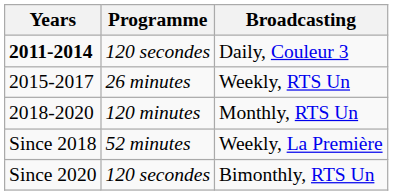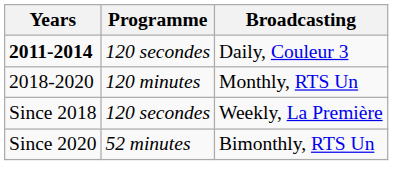- row: (285, 81)
(148, 143) 52 minutes -> (158, 112) 120 secondes
(158, 174) 120 secondes -> (148, 143) 52 minutes
